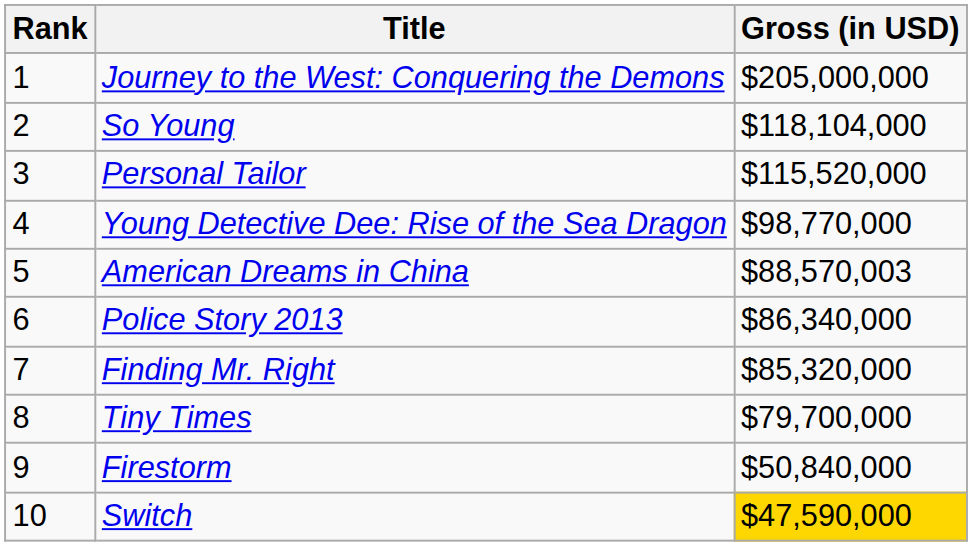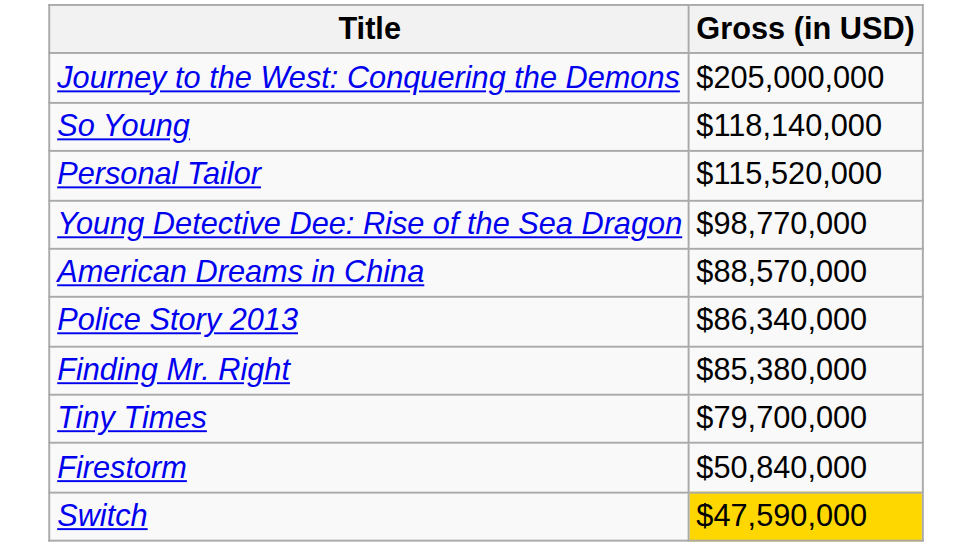- column: (50, 28)
(834, 126) $118,104,000 -> (789, 126) $118,140,000
(826, 272) $88,570,003 -> (782, 272) $88,570,000
(826, 369) $85,320,000 -> (782, 369) $85,380,000
